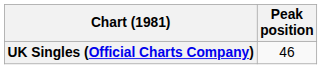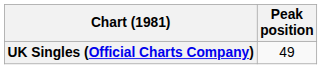(287, 52) 46 -> (287, 52) 49
